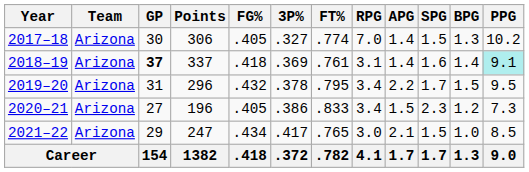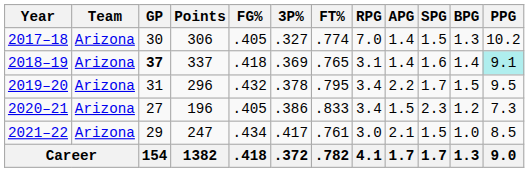(332, 63) .761 -> (332, 63) .765
(332, 133) .765 -> (332, 133) .761
